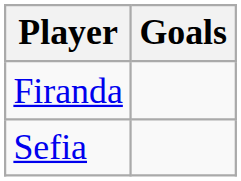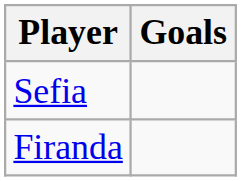rows swapped: (68, 89) <-> (50, 146)
